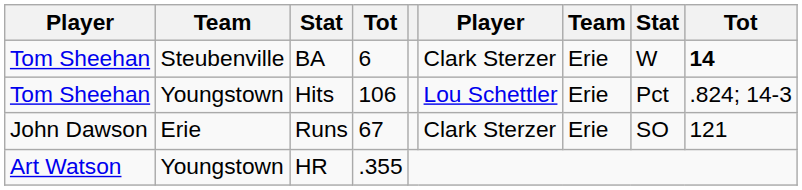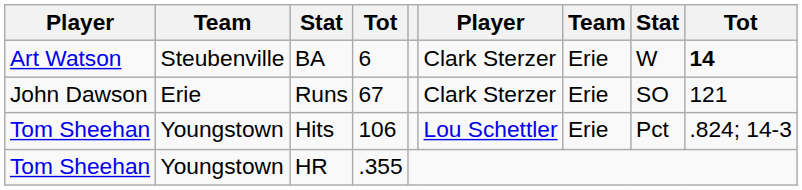(80, 58) Tom Sheehan -> (66, 58) Art Watson
rows swapped: (321, 130) <-> (314, 94)
(66, 166) Art Watson -> (80, 166) Tom Sheehan
